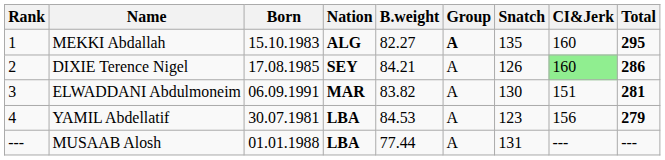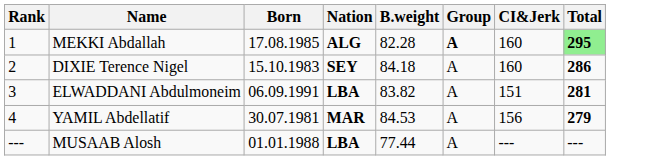- column: (522, 17)
(284, 42) 15.10.1983 -> (284, 42) 17.08.1985
(398, 42) 82.27 -> (398, 42) 82.28
(633, 42) no background -> (579, 42) lightgreen background
(284, 67) 17.08.1985 -> (284, 67) 15.10.1983
(398, 67) 84.21 -> (398, 67) 84.18
(564, 67) lightgreen background -> (510, 67) no background
(346, 92) MAR -> (343, 92) LBA
(343, 117) LBA -> (346, 117) MAR
